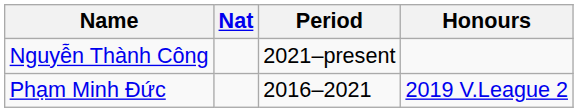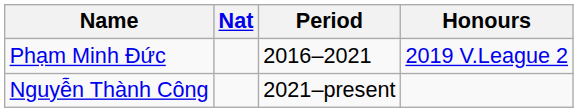rows swapped: (88, 90) <-> (109, 55)
